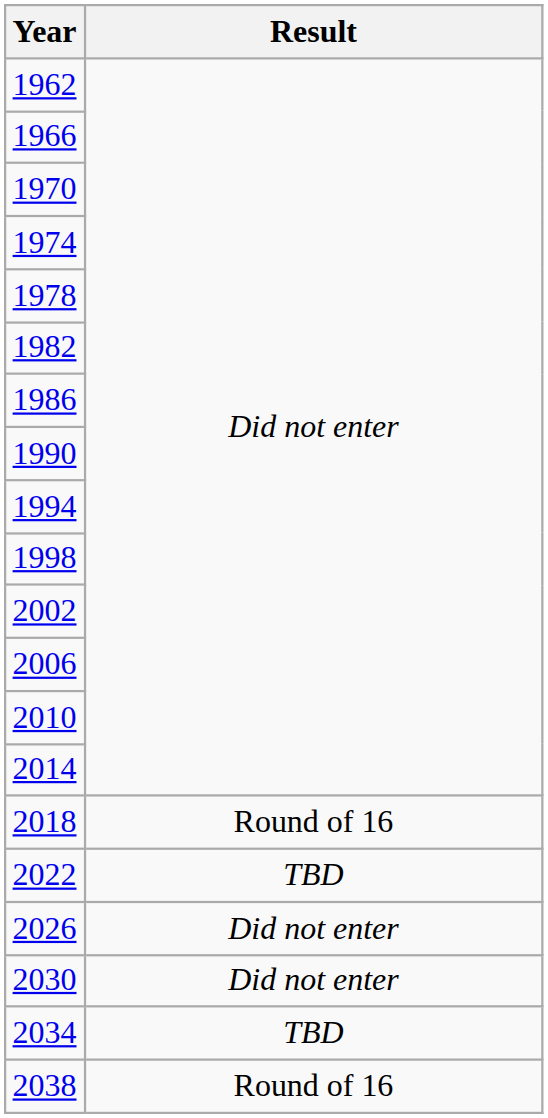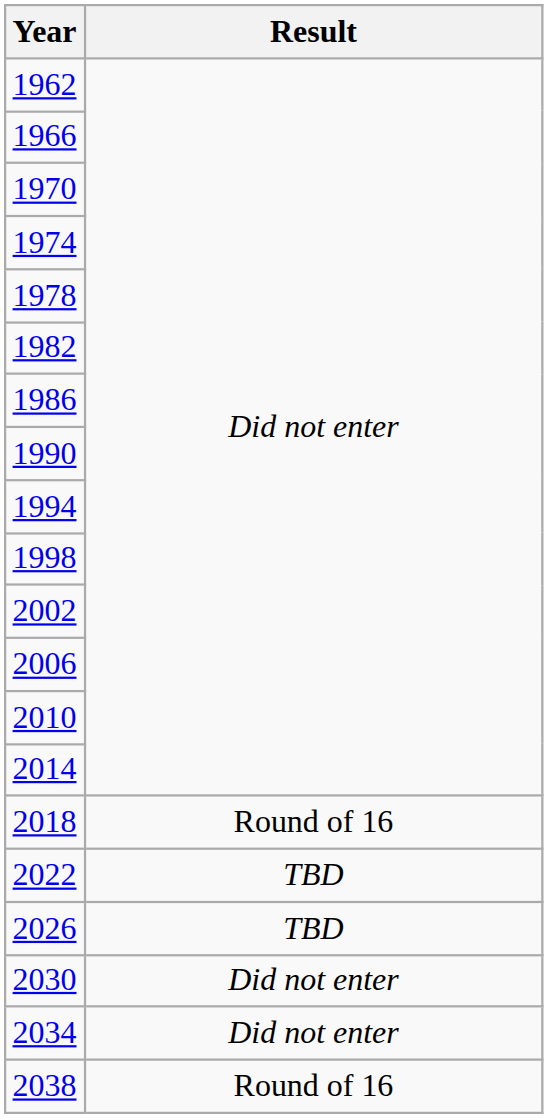(313, 927) Did not enter -> (313, 927) TBD
(313, 1033) TBD -> (313, 1033) Did not enter
